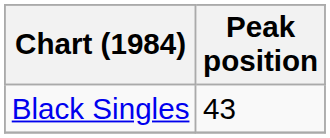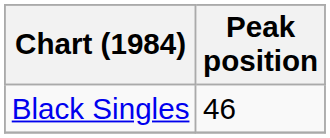(220, 108) 43 -> (220, 108) 46
